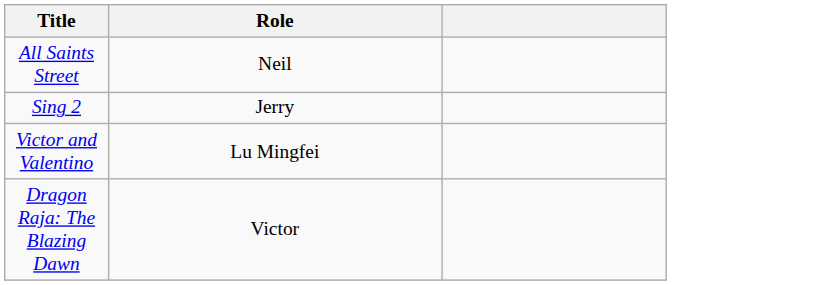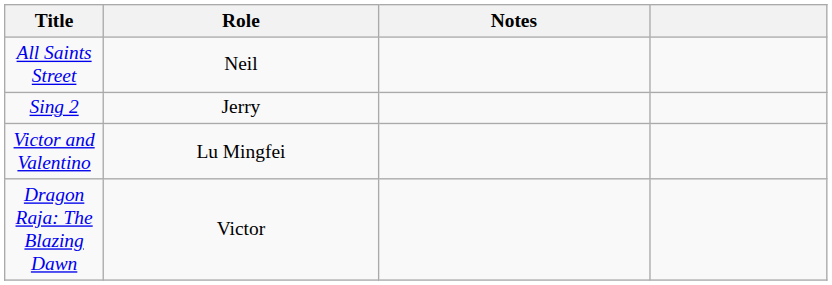+ column: (514, 20)
